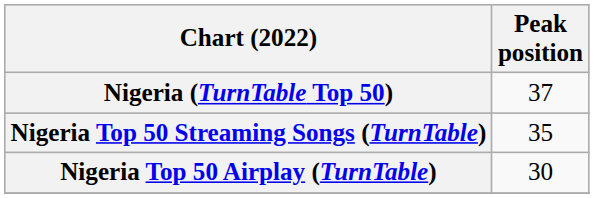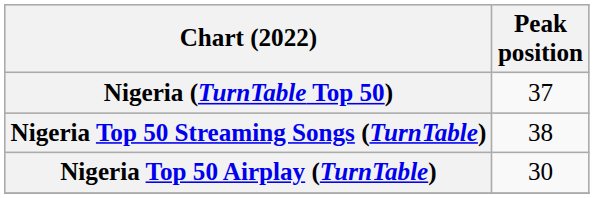(540, 132) 35 -> (540, 132) 38
